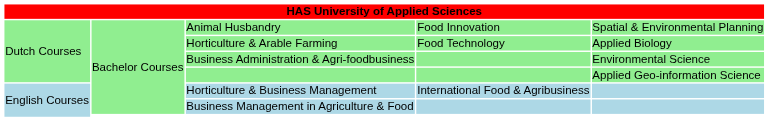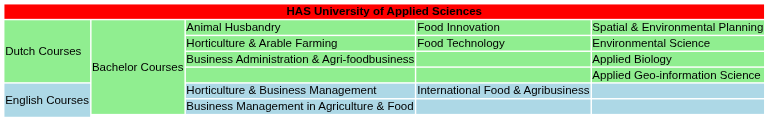(632, 43) Applied Biology -> (651, 43) Environmental Science
(651, 59) Environmental Science -> (632, 59) Applied Biology
